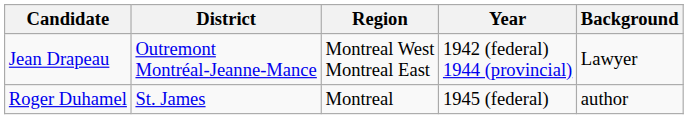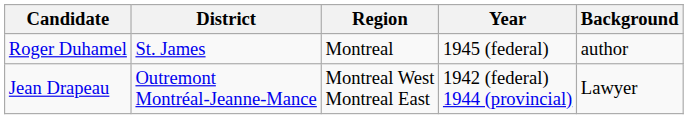rows swapped: (59, 59) <-> (68, 98)
